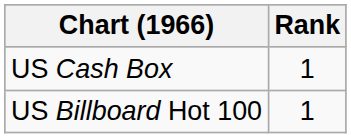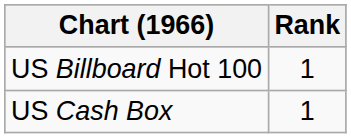rows swapped: (137, 111) <-> (92, 68)
